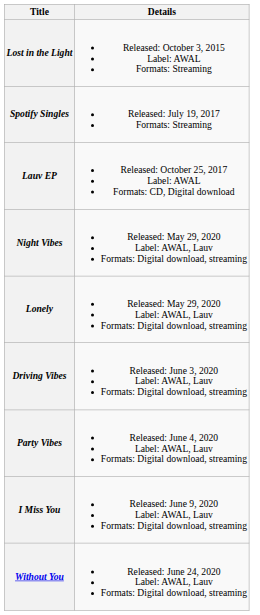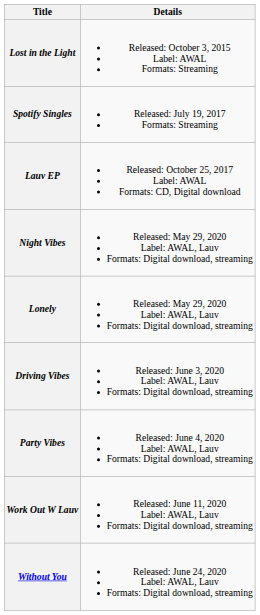- row: (39, 510)
+ row: (42, 510)
